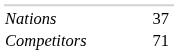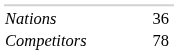(161, 18) 37 -> (161, 18) 36
(161, 41) 71 -> (161, 41) 78
